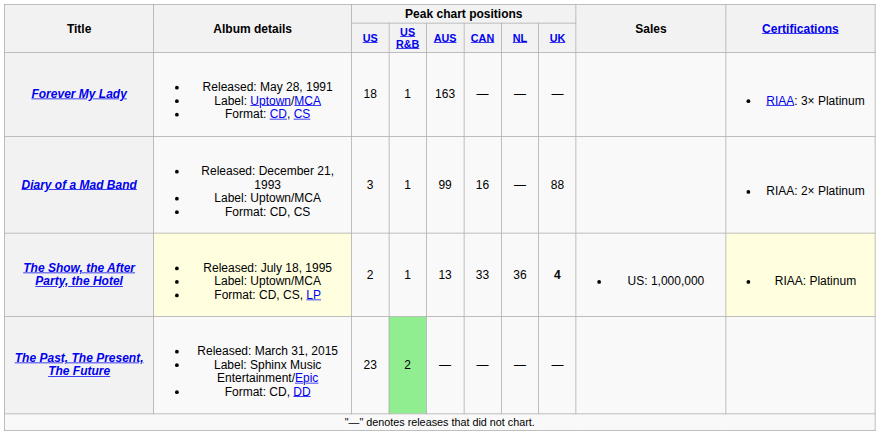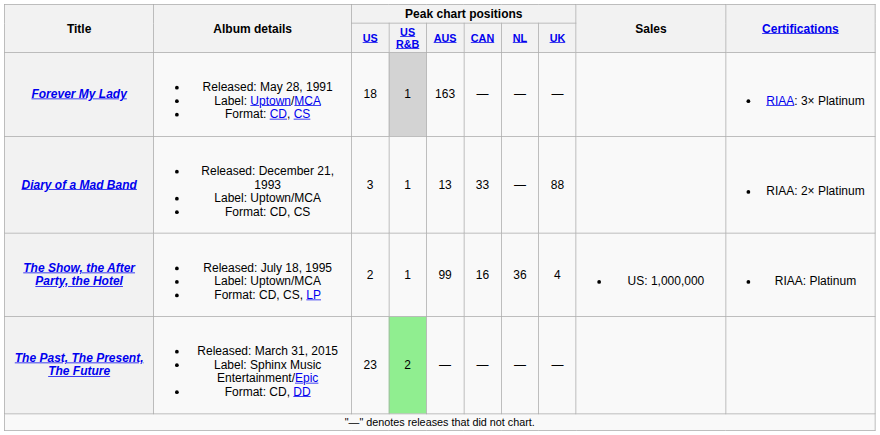(408, 94) no background -> (408, 94) lightgrey background
(445, 184) 99 -> (445, 184) 13
(483, 184) 16 -> (483, 184) 33
(253, 282) lightyellow background -> (253, 282) no background
(445, 274) 13 -> (445, 274) 99
(483, 274) 33 -> (483, 274) 16
(557, 274) bold -> (557, 274) normal
(800, 282) lightyellow background -> (800, 282) no background
